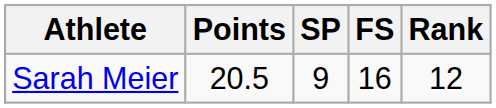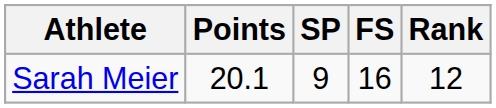(239, 78) 20.5 -> (239, 78) 20.1
